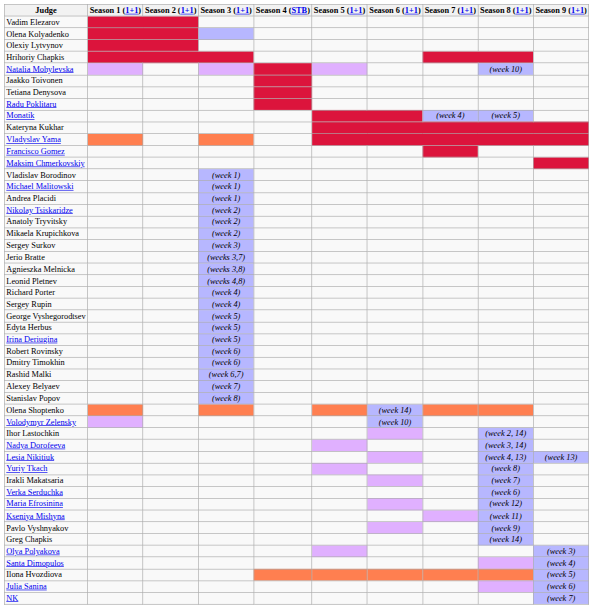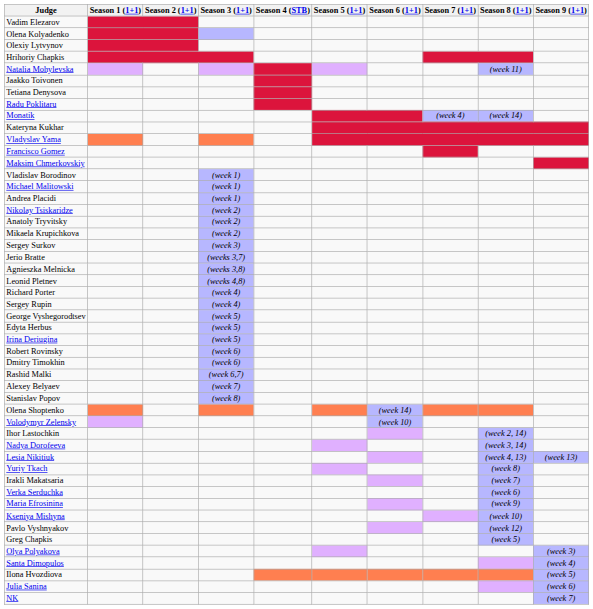(506, 69) (week 10) -> (506, 69) (week 11)
(506, 116) (week 5) -> (506, 116) (week 14)
(506, 504) (week 12) -> (506, 504) (week 9)
(506, 516) (week 11) -> (506, 516) (week 10)
(506, 527) (week 9) -> (506, 527) (week 12)
(506, 539) (week 14) -> (506, 539) (week 5)
